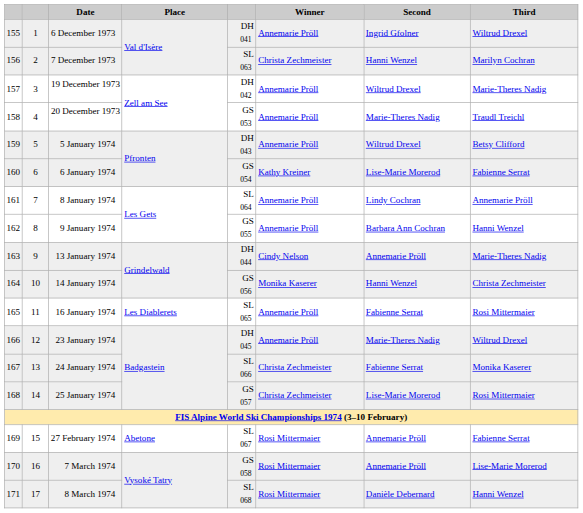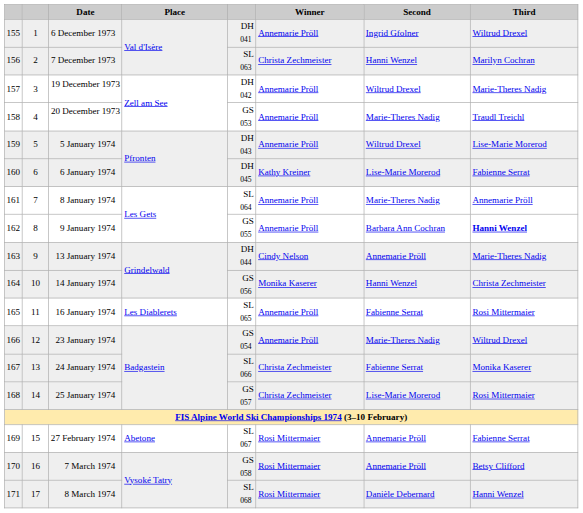(498, 144) Betsy Clifford -> (510, 144) Lise-Marie Morerod
(247, 172) GS 054 -> (247, 172) DH 045
(393, 200) Lindy Cochran -> (403, 200) Marie-Theres Nadig
(498, 228) normal -> (500, 228) bold
(247, 339) DH 045 -> (247, 339) GS 054
(510, 466) Lise-Marie Morerod -> (498, 466) Betsy Clifford
